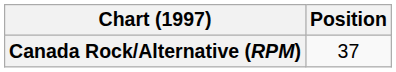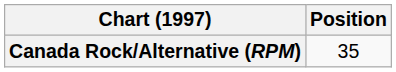(348, 50) 37 -> (348, 50) 35
